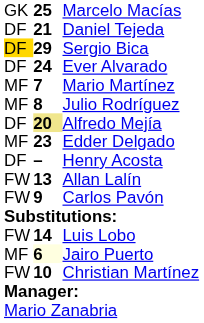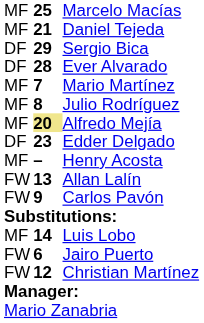(16, 10) GK -> (16, 10) MF
(15, 29) DF -> (16, 29) MF
(15, 48) gold background -> (15, 48) no background
(43, 67) 24 -> (43, 67) 28
(15, 123) DF -> (16, 123) MF
(16, 141) MF -> (15, 141) DF
(15, 160) DF -> (16, 160) MF
(17, 235) FW -> (16, 235) MF
(16, 254) MF -> (17, 254) FW
(38, 254) lightyellow background -> (38, 254) no background
(43, 272) 10 -> (43, 272) 12
